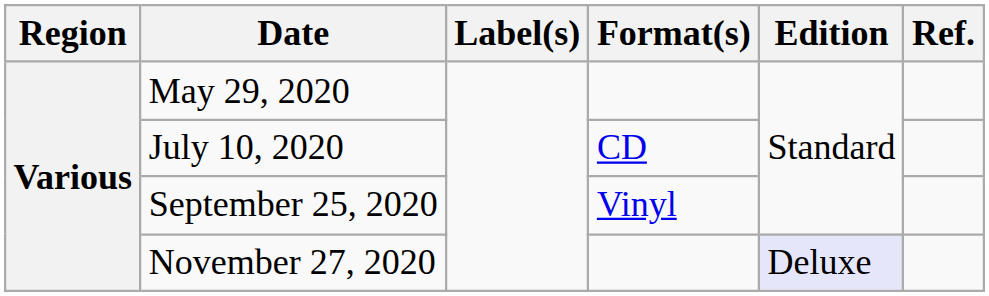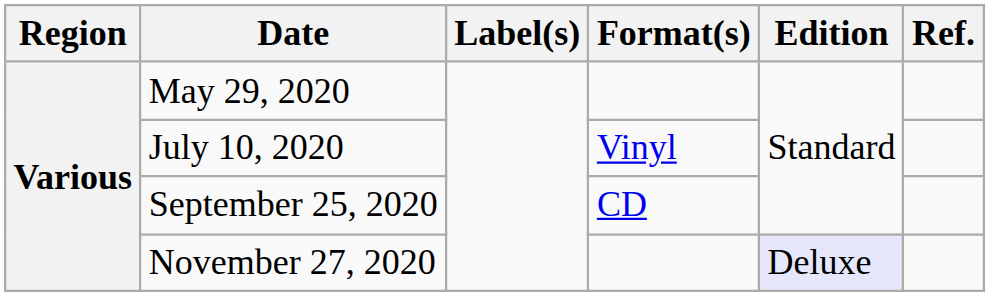(622, 147) CD -> (637, 147) Vinyl
(637, 204) Vinyl -> (622, 204) CD
